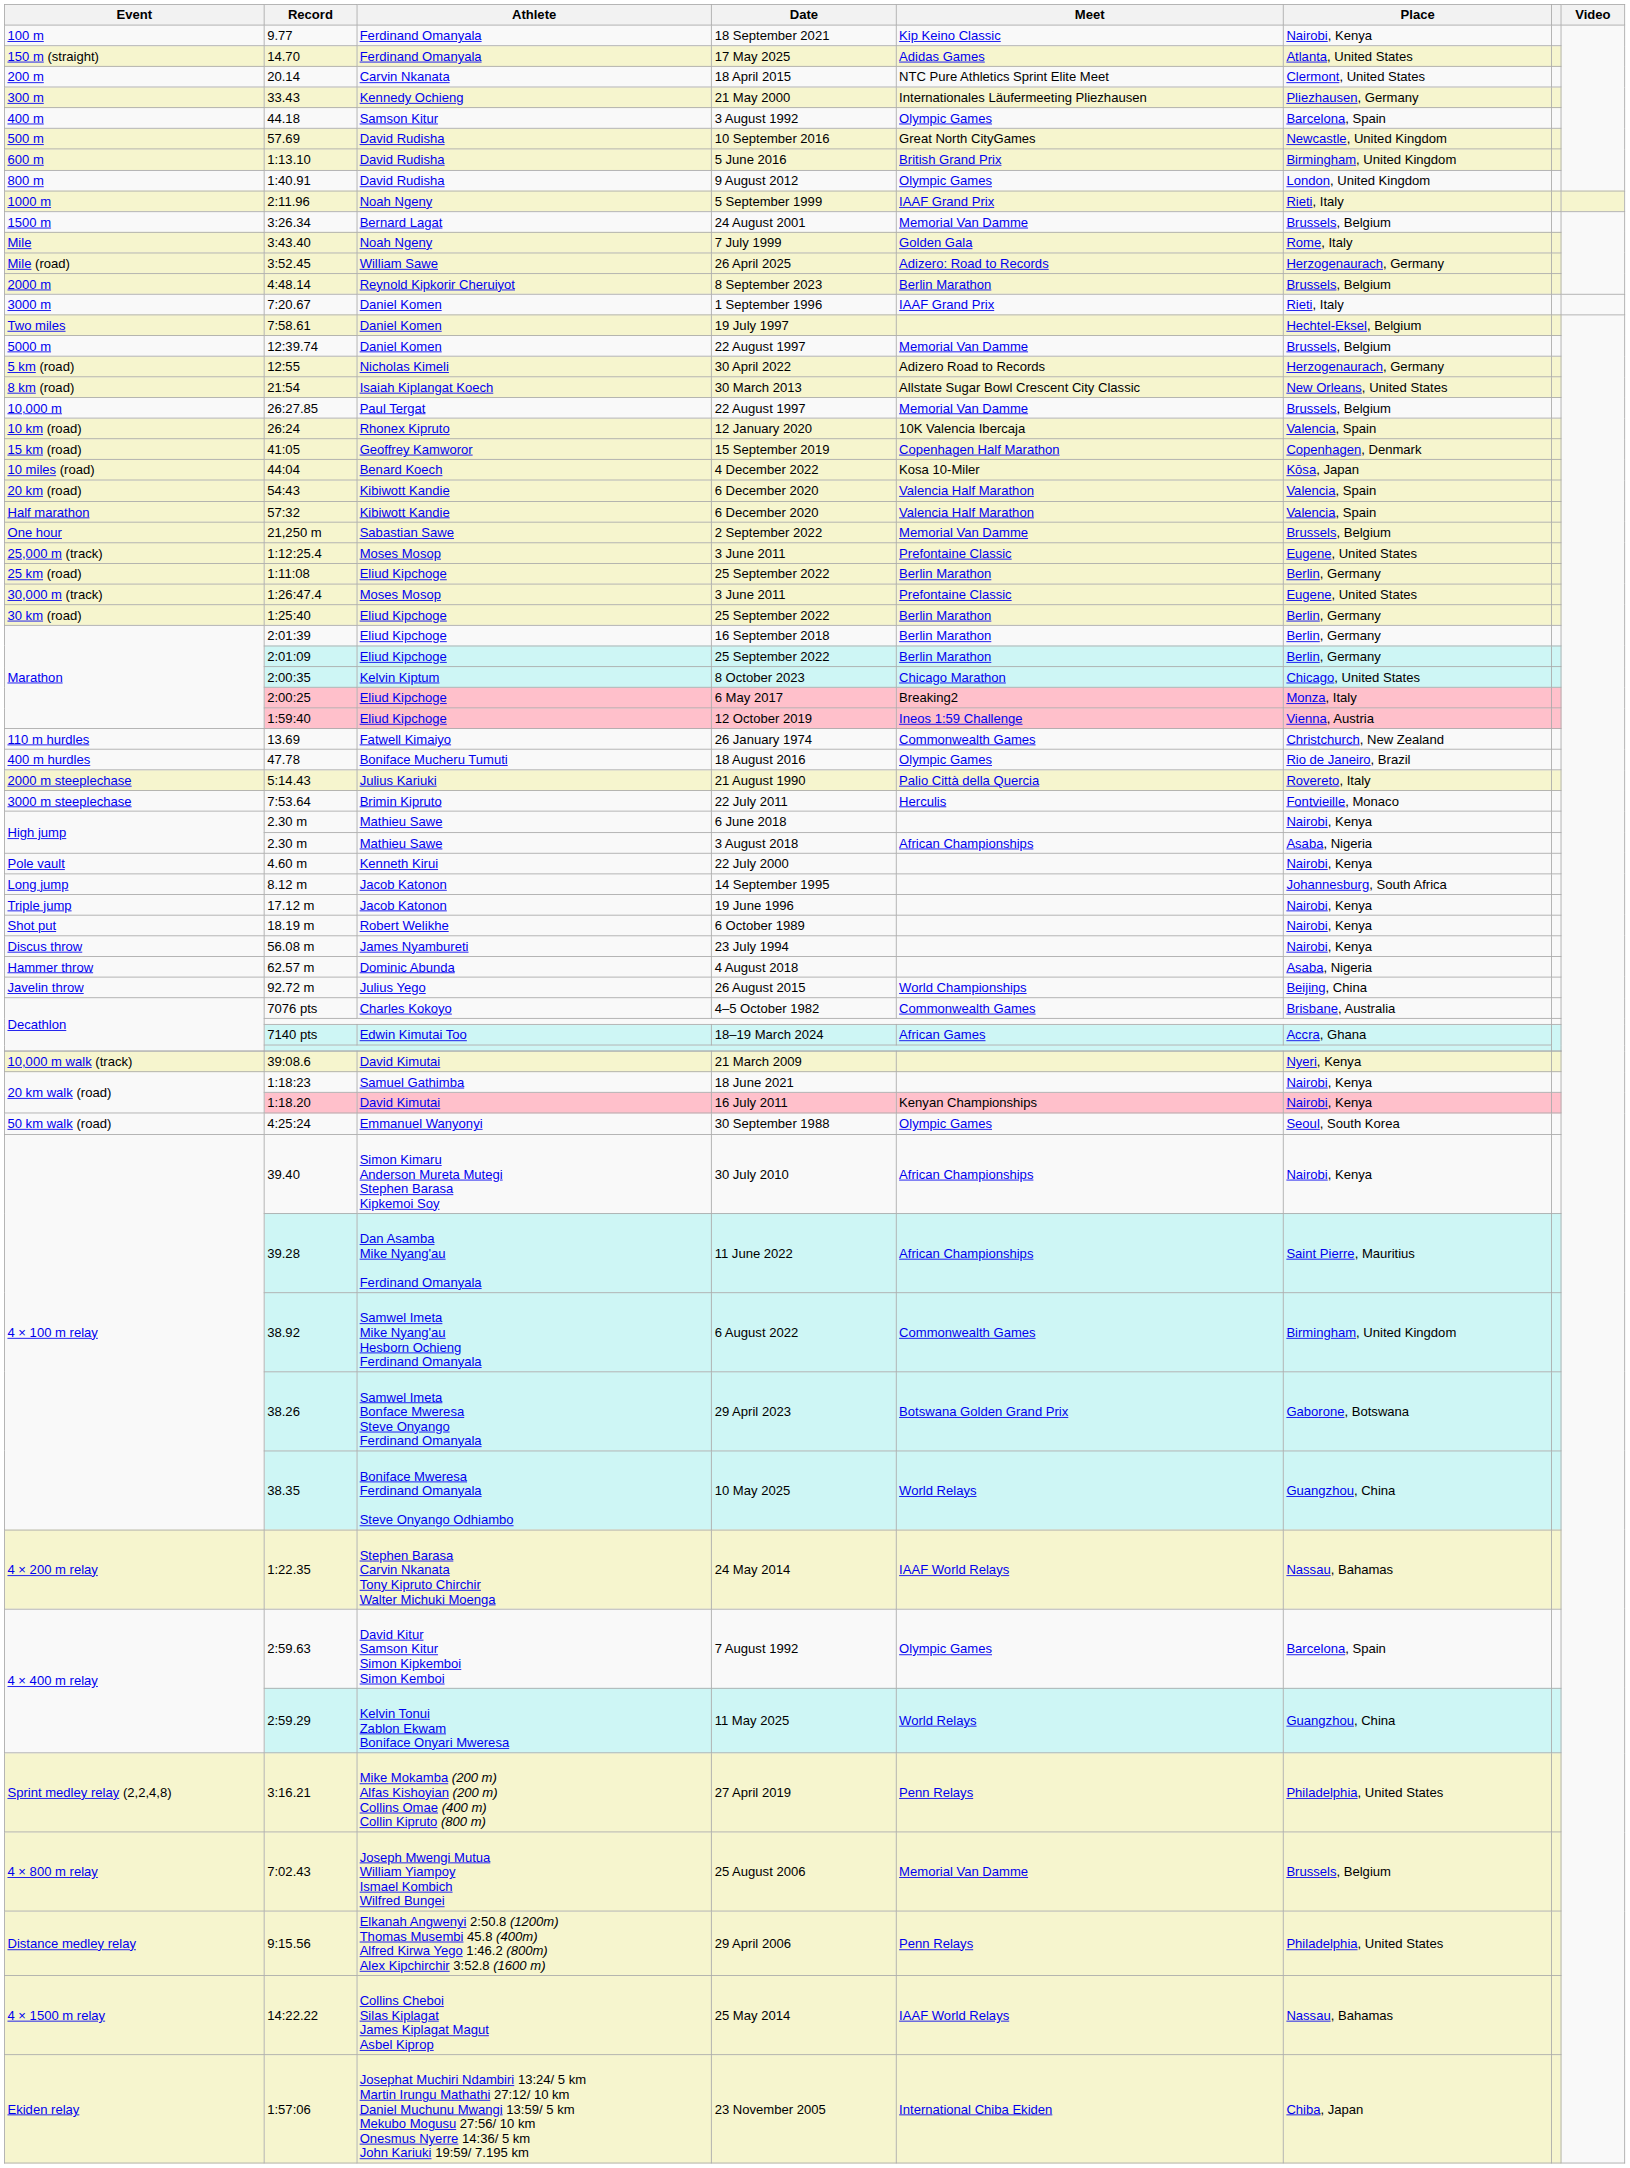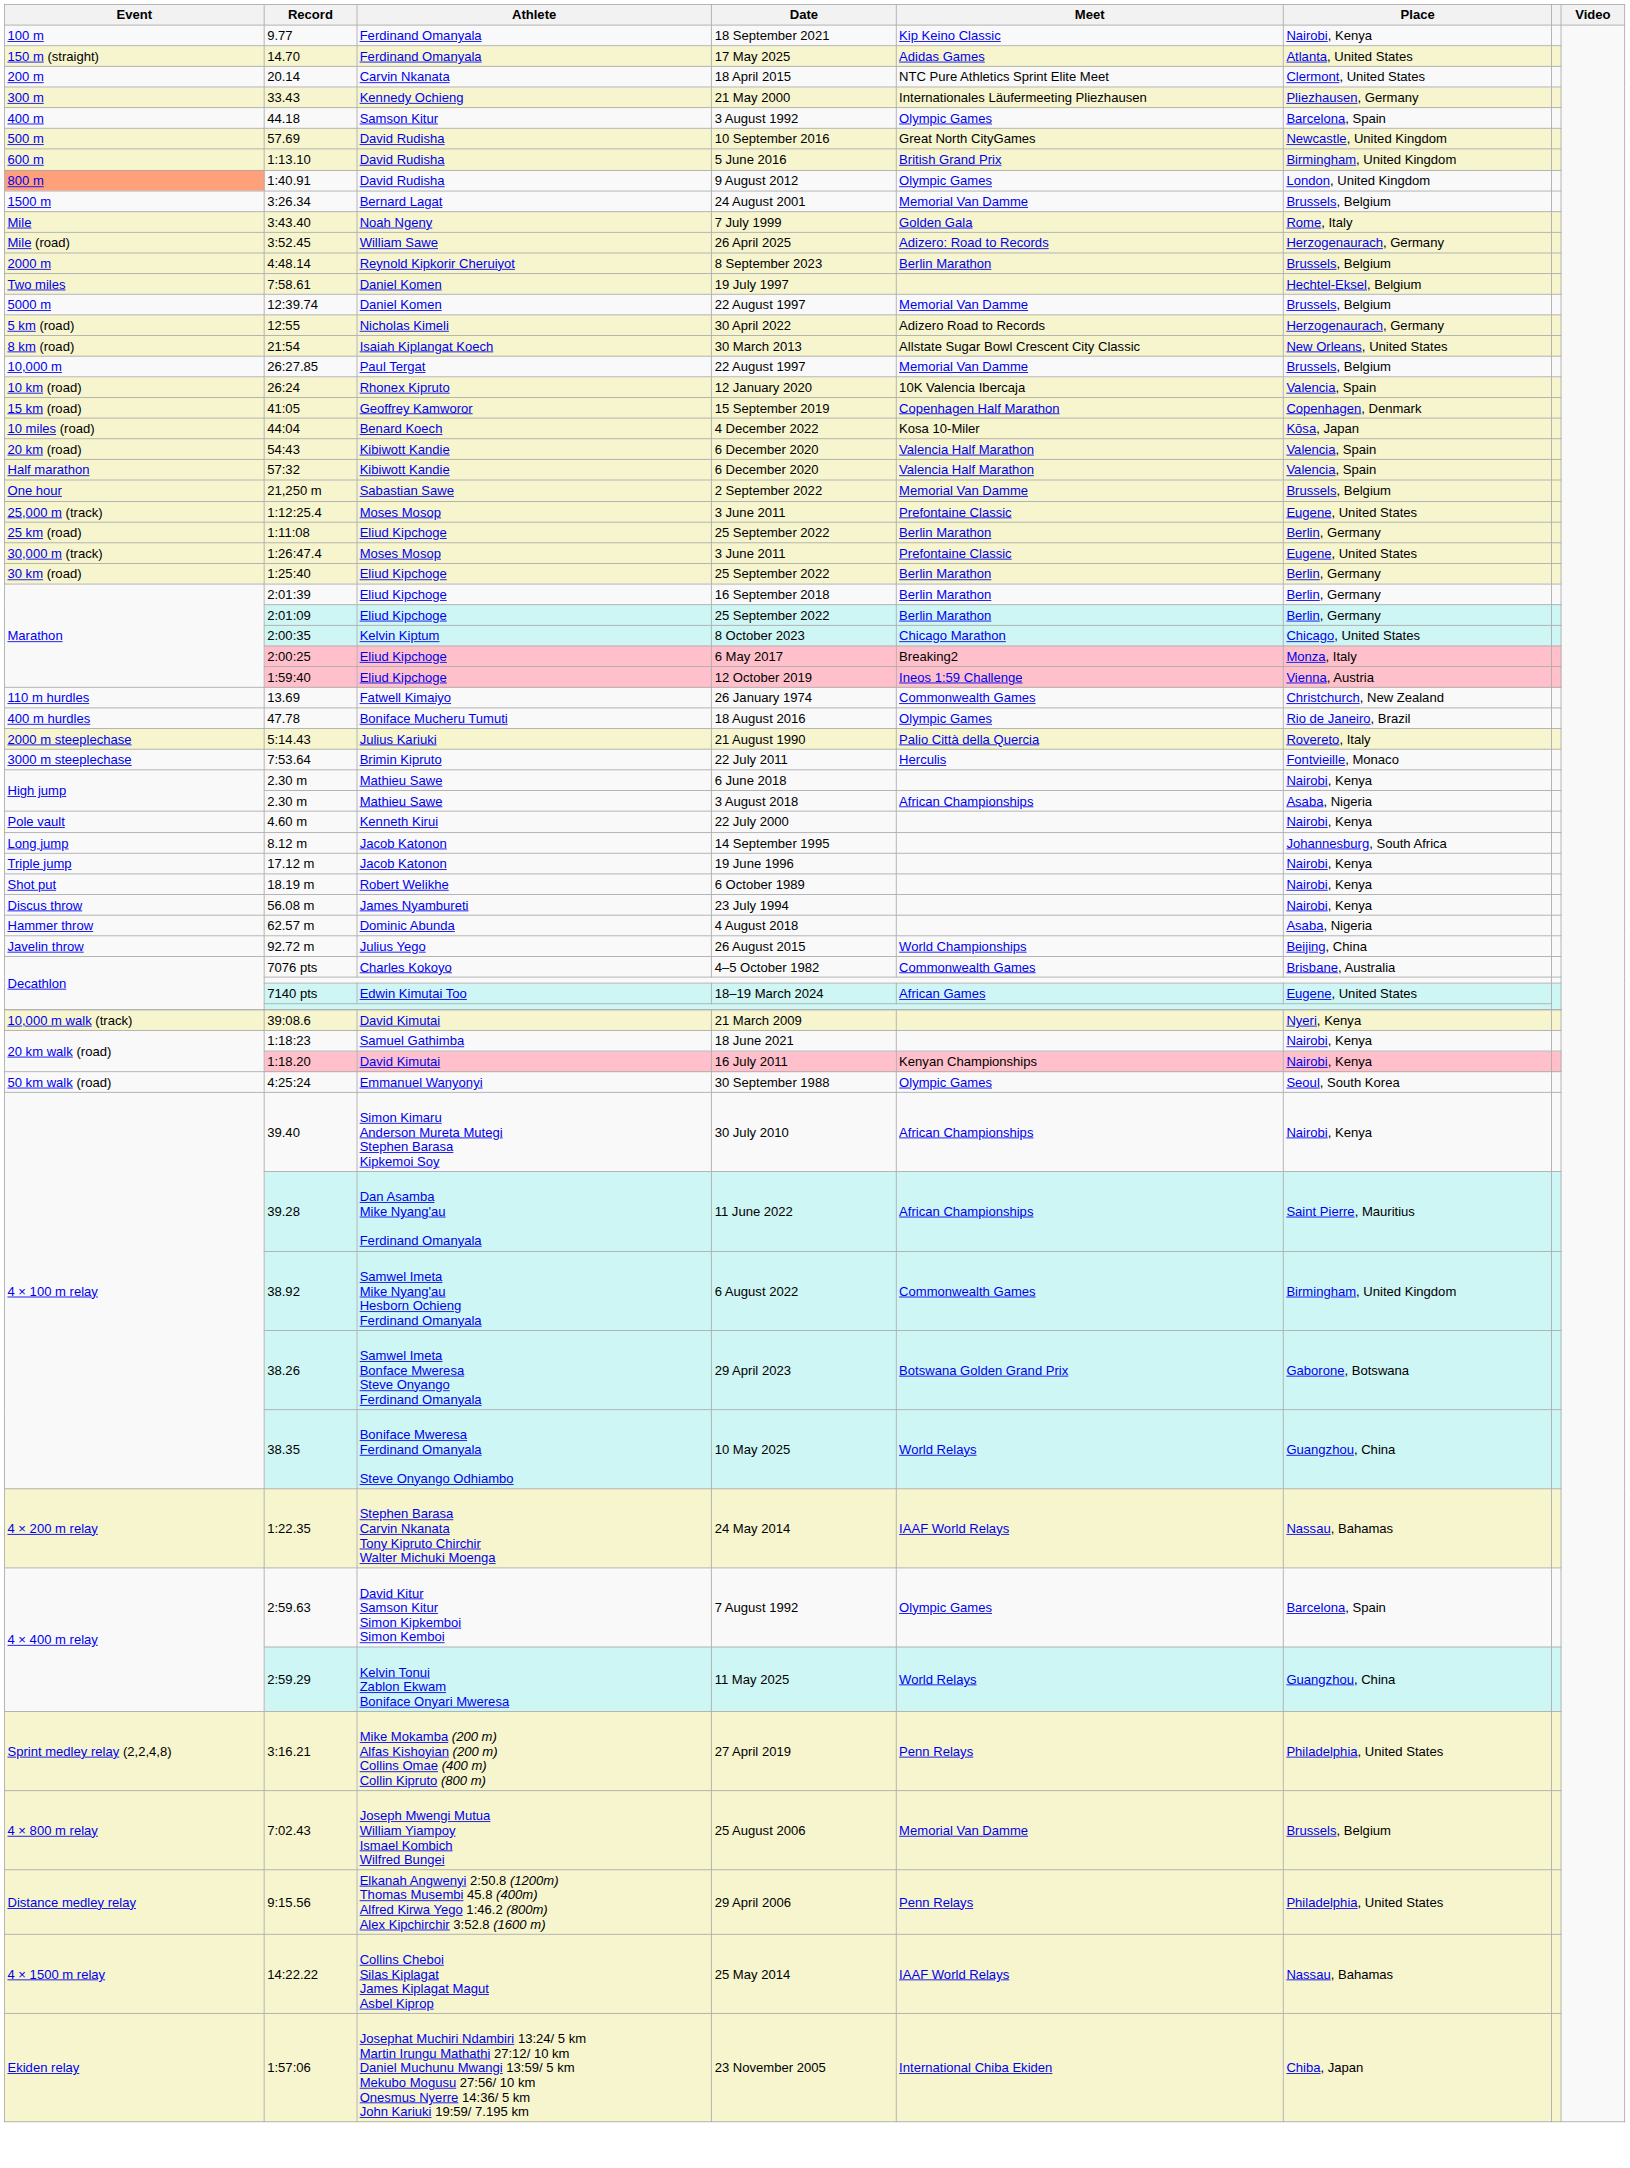(26, 181) no background -> (26, 181) lightsalmon background
- row: (289, 201)
- row: (289, 305)
(1326, 1035) Accra, Ghana -> (1352, 994) Eugene, United States
